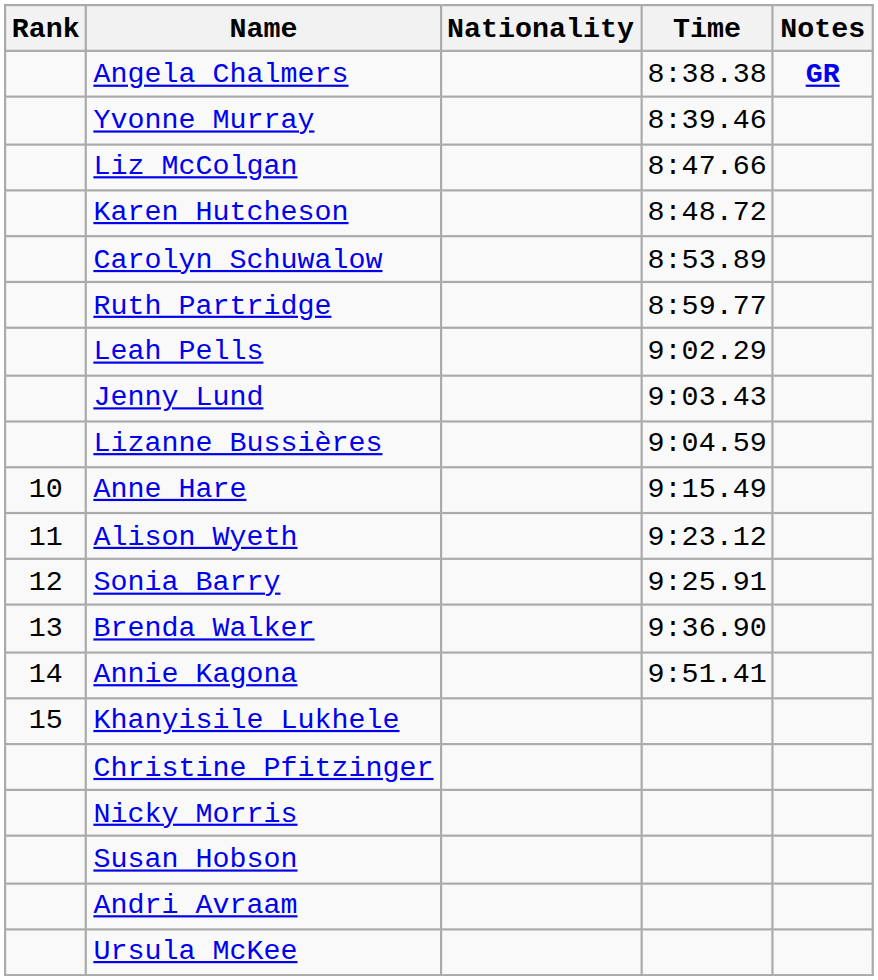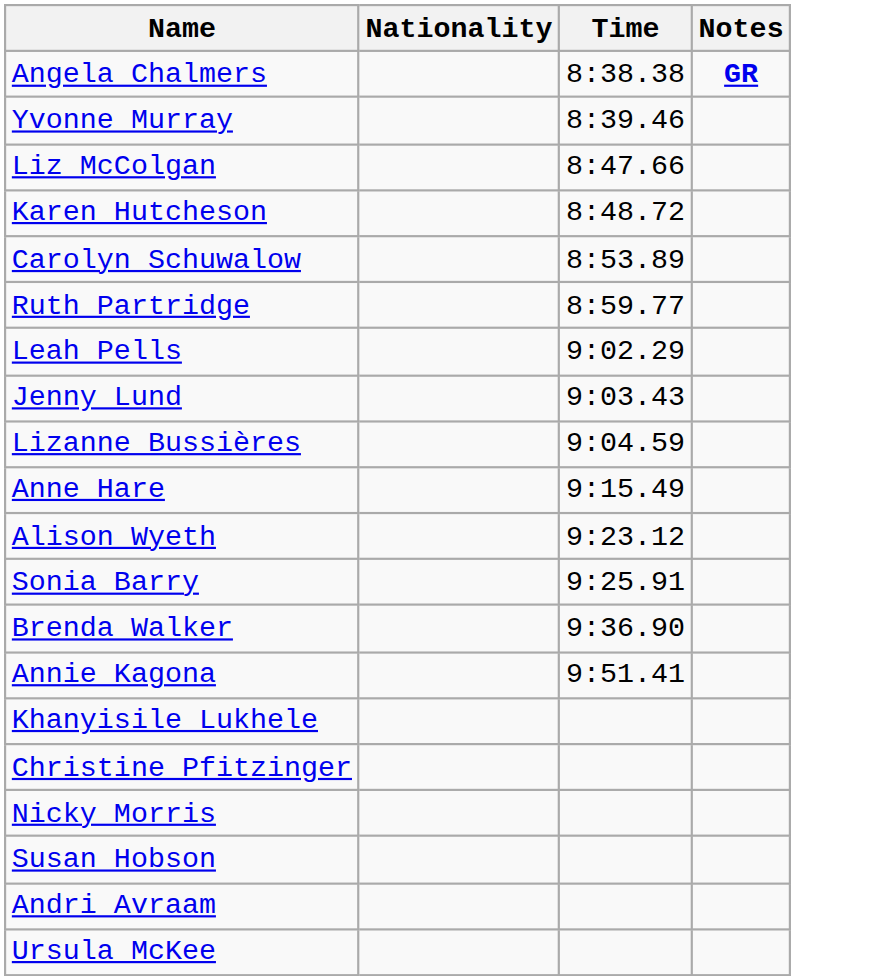- column: (46, 28)
